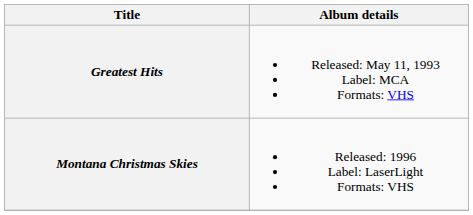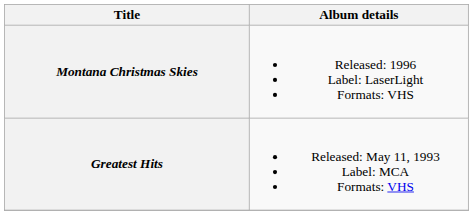rows swapped: (127, 71) <-> (127, 164)
